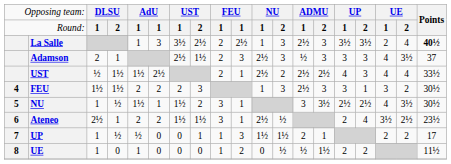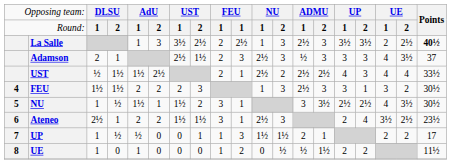(159, 28) 1 -> (159, 28) 2
(407, 43) 4 -> (407, 43) 2½
(283, 120) ½ -> (283, 120) 3
